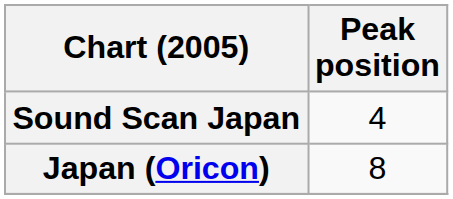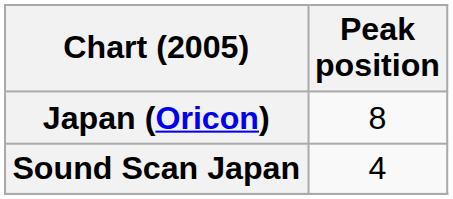rows swapped: (156, 168) <-> (156, 117)
